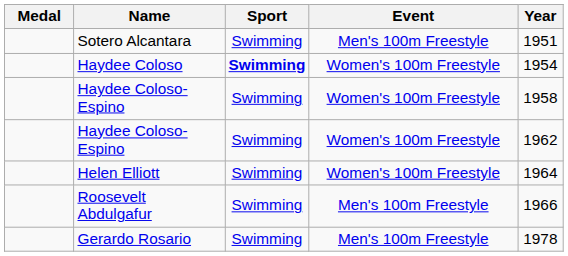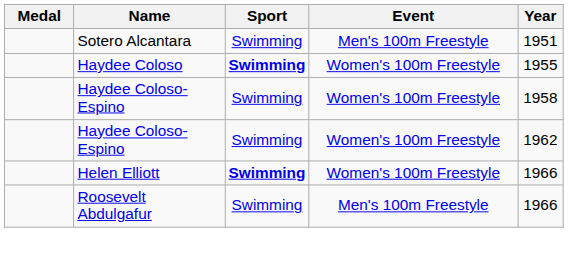(540, 65) 1954 -> (540, 65) 1955
(267, 173) normal -> (267, 173) bold
(540, 173) 1964 -> (540, 173) 1966
- row: (134, 239)
